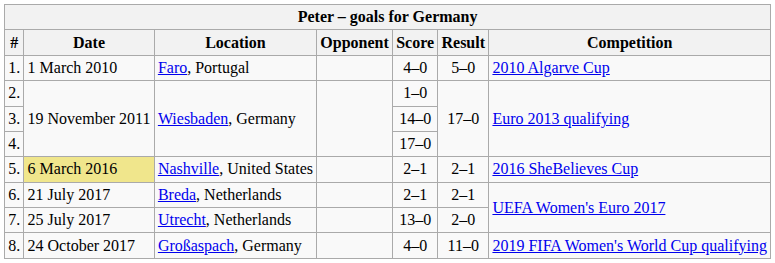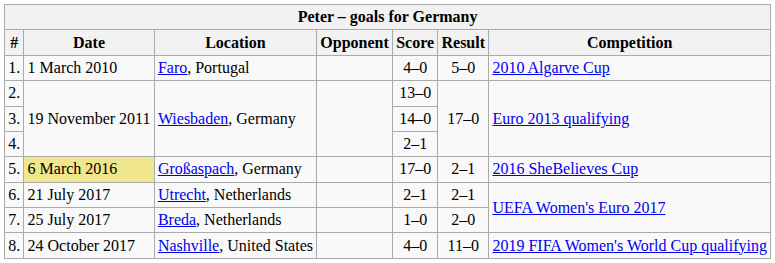(415, 93) 1–0 -> (415, 93) 13–0
(415, 144) 17–0 -> (415, 144) 2–1
(235, 169) Nashville, United States -> (230, 169) Großaspach, Germany
(415, 169) 2–1 -> (415, 169) 17–0
(220, 194) Breda, Netherlands -> (225, 194) Utrecht, Netherlands
(225, 220) Utrecht, Netherlands -> (220, 220) Breda, Netherlands
(415, 220) 13–0 -> (415, 220) 1–0
(230, 245) Großaspach, Germany -> (235, 245) Nashville, United States
